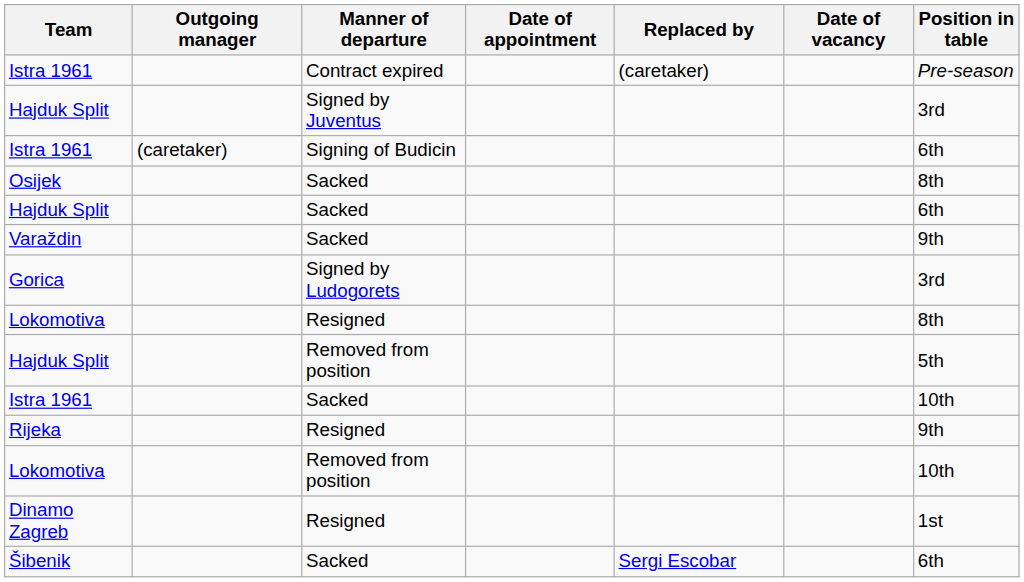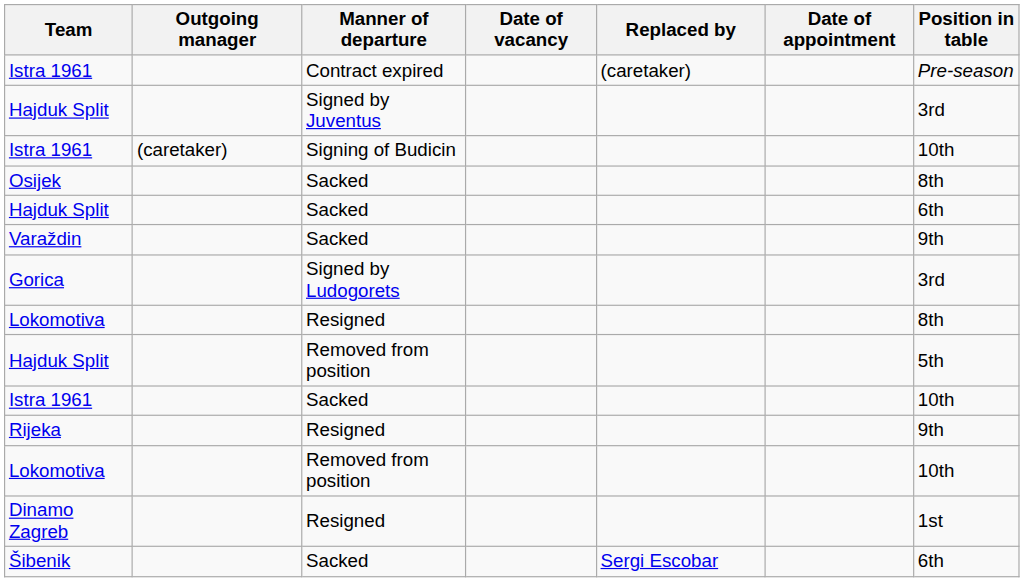columns swapped: (848, 29) <-> (540, 29)
(931, 150) 6th -> (936, 150) 10th
